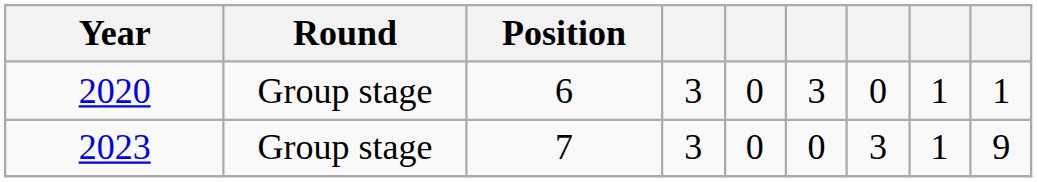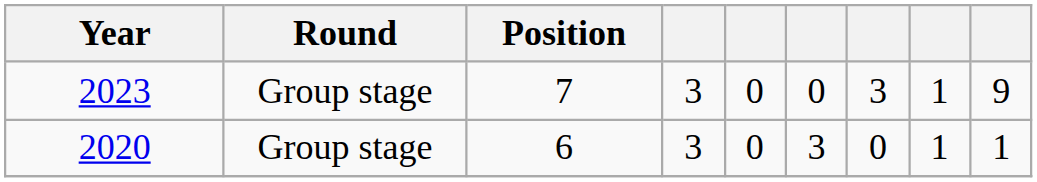rows swapped: (115, 90) <-> (115, 147)
